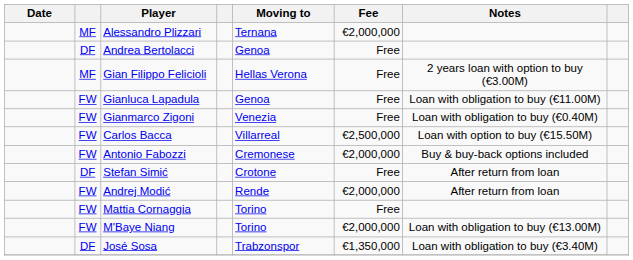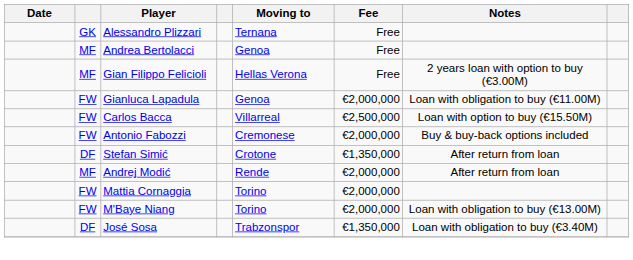(88, 31) MF -> (88, 31) GK
(371, 31) €2,000,000 -> (388, 31) Free
(88, 50) DF -> (88, 50) MF
(388, 99) Free -> (371, 99) €2,000,000
- row: (149, 117)
(388, 172) Free -> (371, 154) €1,350,000
(88, 191) FW -> (88, 172) MF
(388, 209) Free -> (371, 191) €2,000,000
